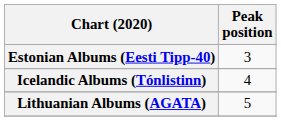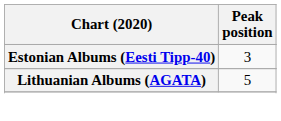- row: (112, 80)
